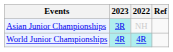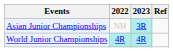columns swapped: (141, 12) <-> (120, 12)
